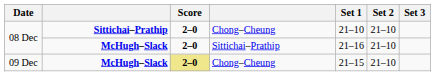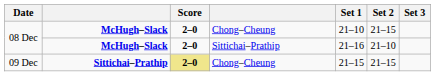(131, 29) Sittichai–Prathip -> (134, 29) McHugh–Slack
(383, 29) 21–10 -> (383, 29) 21–15
(134, 63) McHugh–Slack -> (131, 63) Sittichai–Prathip
(383, 63) 21–10 -> (383, 63) 21–15
